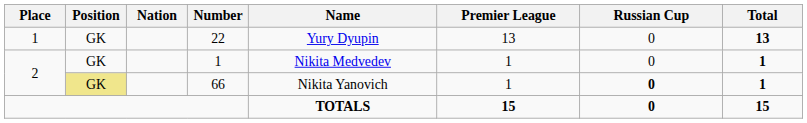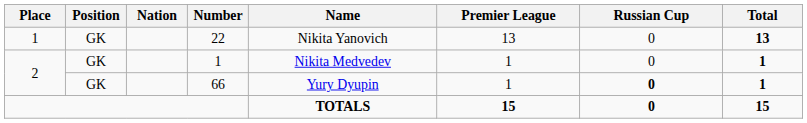(343, 38) Yury Dyupin -> (343, 38) Nikita Yanovich
(96, 84) khaki background -> (96, 84) no background
(343, 84) Nikita Yanovich -> (343, 84) Yury Dyupin
